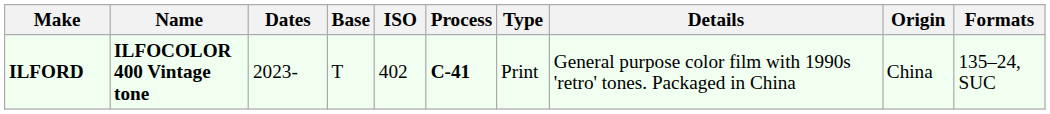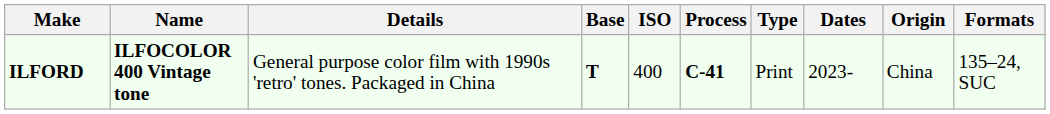columns swapped: (288, 19) <-> (716, 19)
(337, 71) normal -> (592, 71) bold
(393, 71) 402 -> (648, 71) 400
